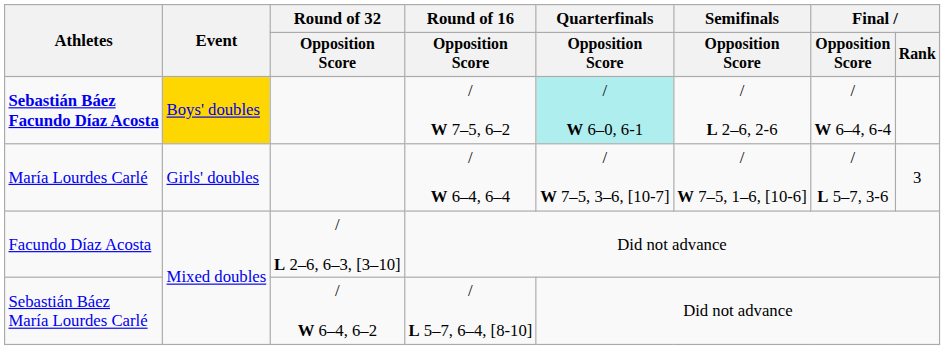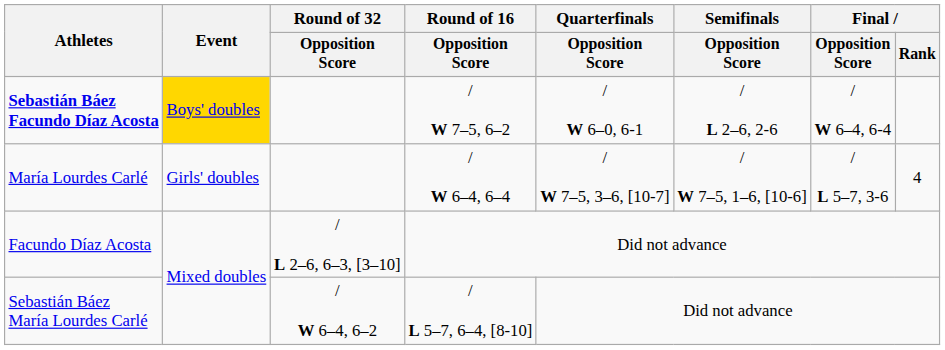(605, 110) paleturquoise background -> (605, 110) no background
(917, 177) 3 -> (917, 177) 4
